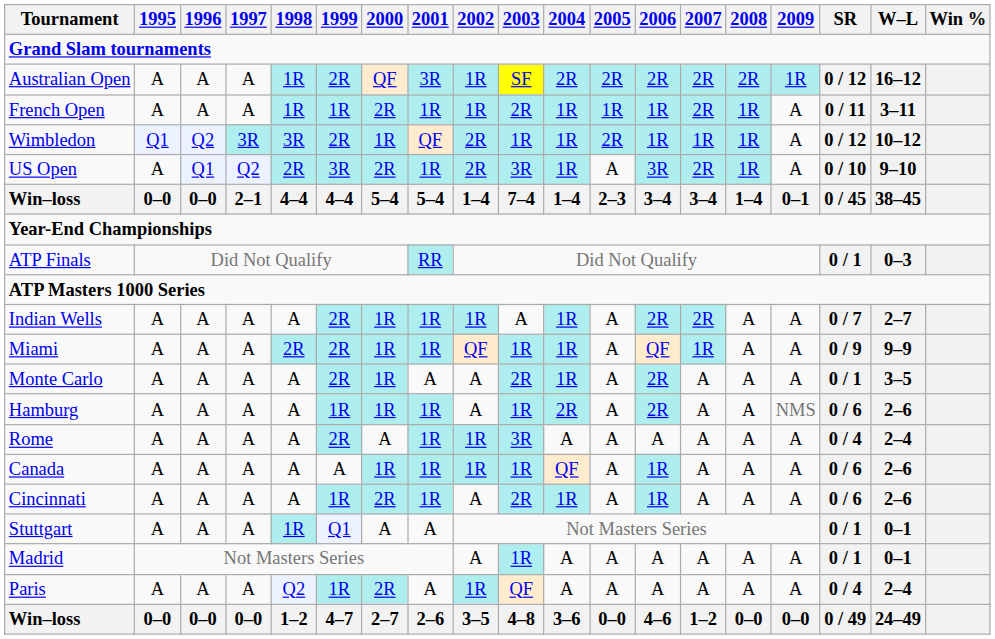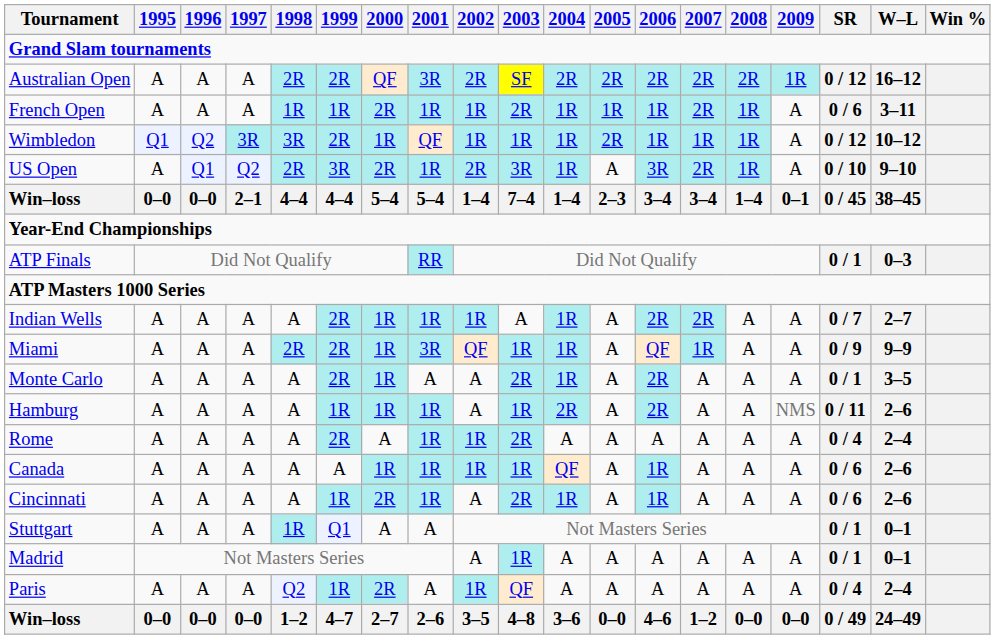(294, 78) 1R -> (294, 78) 2R
(476, 78) 1R -> (476, 78) 2R
(845, 108) 0 / 11 -> (845, 108) 0 / 6
(476, 138) 2R -> (476, 138) 1R
(430, 348) 1R -> (430, 348) 3R
(845, 408) 0 / 6 -> (845, 408) 0 / 11
(521, 438) 3R -> (521, 438) 2R
